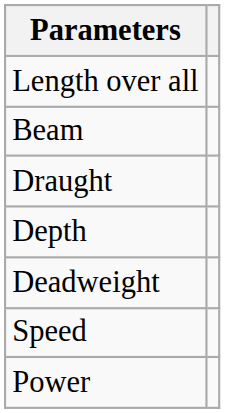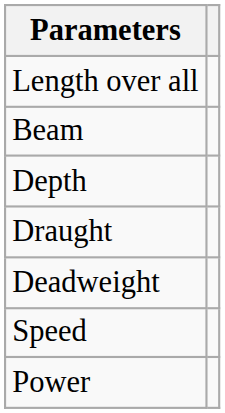rows swapped: (49, 231) <-> (62, 181)
